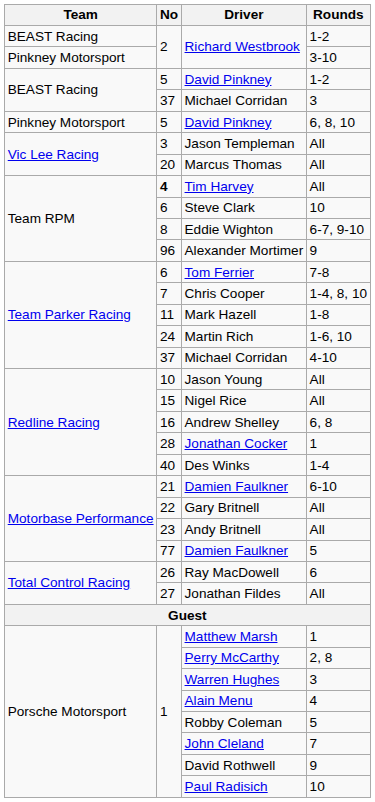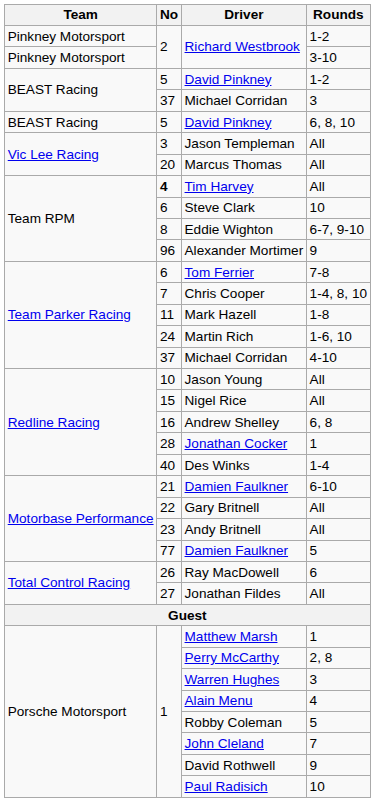(53, 36) BEAST Racing -> (66, 36) Pinkney Motorsport
(66, 122) Pinkney Motorsport -> (53, 122) BEAST Racing
